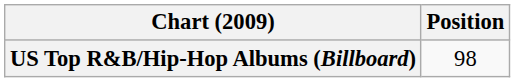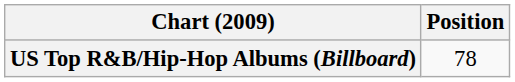(465, 58) 98 -> (465, 58) 78
